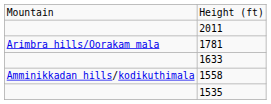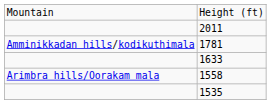(83, 44) Arimbra hills/Oorakam mala -> (101, 44) Amminikkadan hills/kodikuthimala
(101, 76) Amminikkadan hills/kodikuthimala -> (83, 76) Arimbra hills/Oorakam mala
